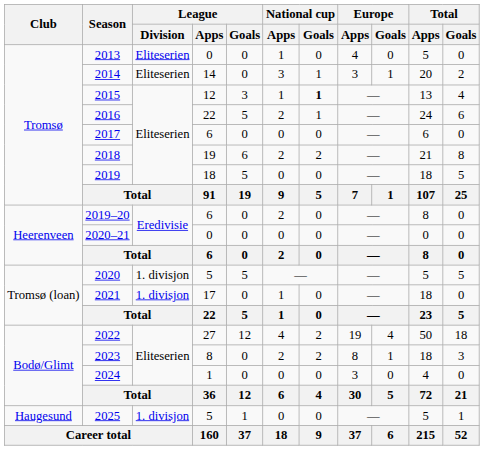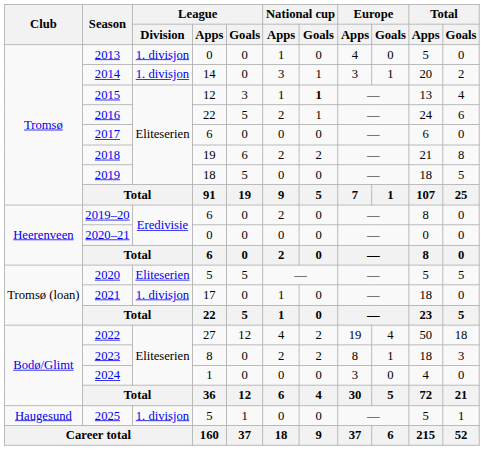(162, 54) Eliteserien -> (162, 54) 1. divisjon
(162, 74) Eliteserien -> (162, 74) 1. divisjon
(162, 275) 1. divisjon -> (162, 275) Eliteserien
